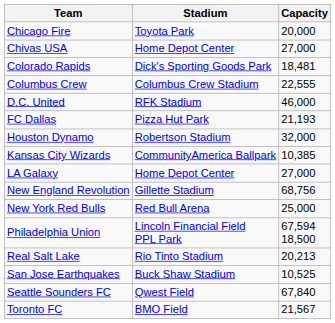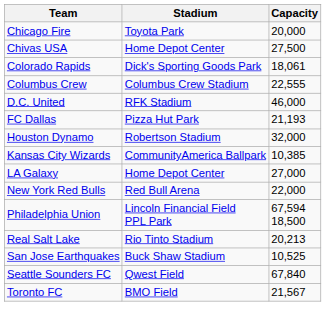(298, 48) 27,000 -> (288, 48) 27,500
(298, 66) 18,481 -> (288, 66) 18,061
- row: (68, 191)
(298, 208) 25,000 -> (288, 191) 22,000
